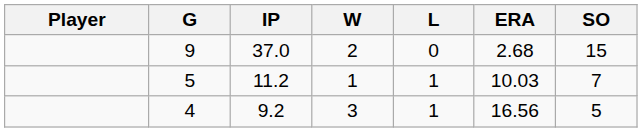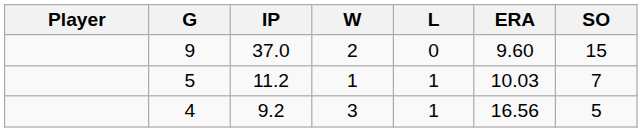(515, 50) 2.68 -> (515, 50) 9.60
